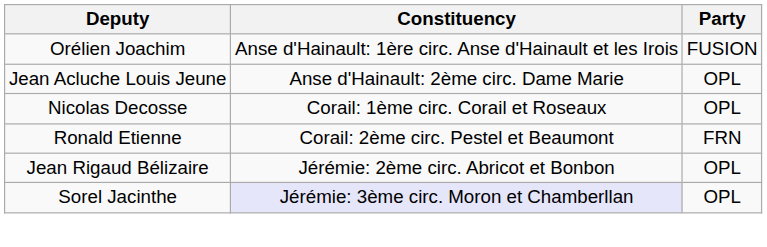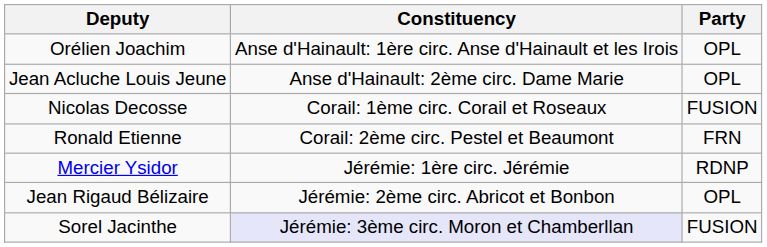(722, 49) FUSION -> (722, 49) OPL
(722, 108) OPL -> (722, 108) FUSION
+ row: (118, 167)
(722, 197) OPL -> (722, 227) FUSION
